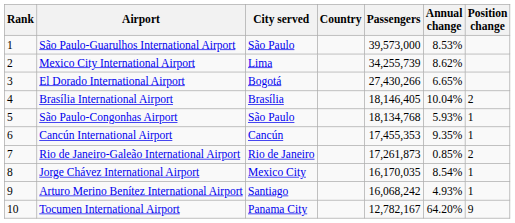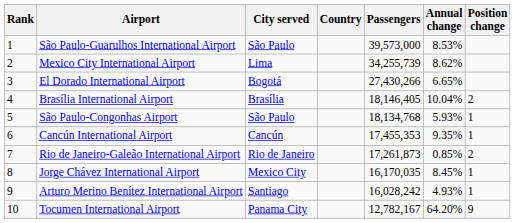(447, 172) 8.54% -> (447, 172) 8.45%
(395, 191) 16,068,242 -> (395, 191) 16,028,242
